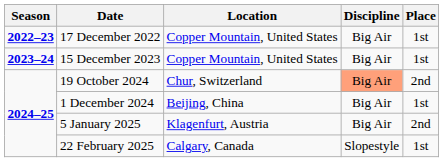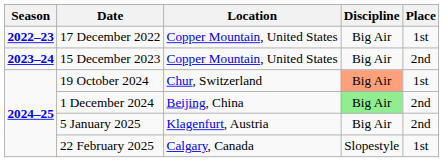(421, 59) 1st -> (421, 59) 2nd
(421, 81) 2nd -> (421, 81) 1st
(372, 102) no background -> (372, 102) lightgreen background
(421, 102) 1st -> (421, 102) 2nd
